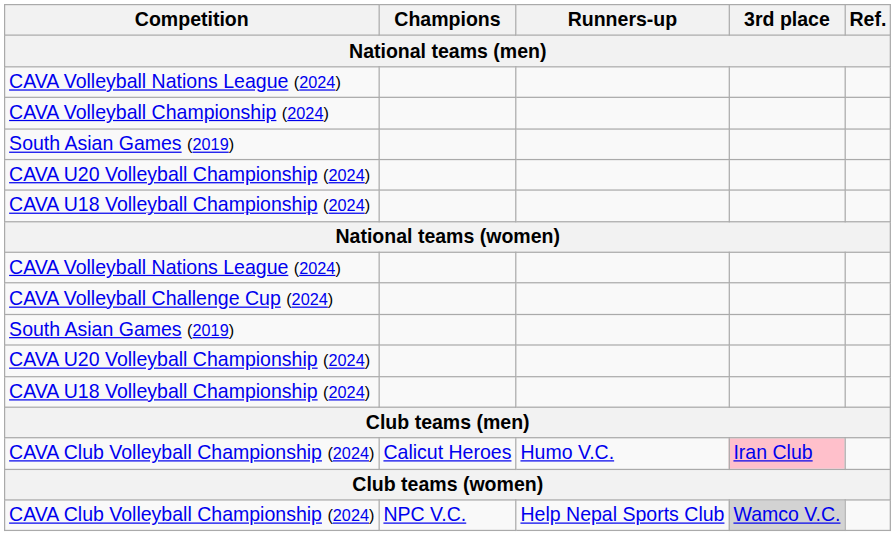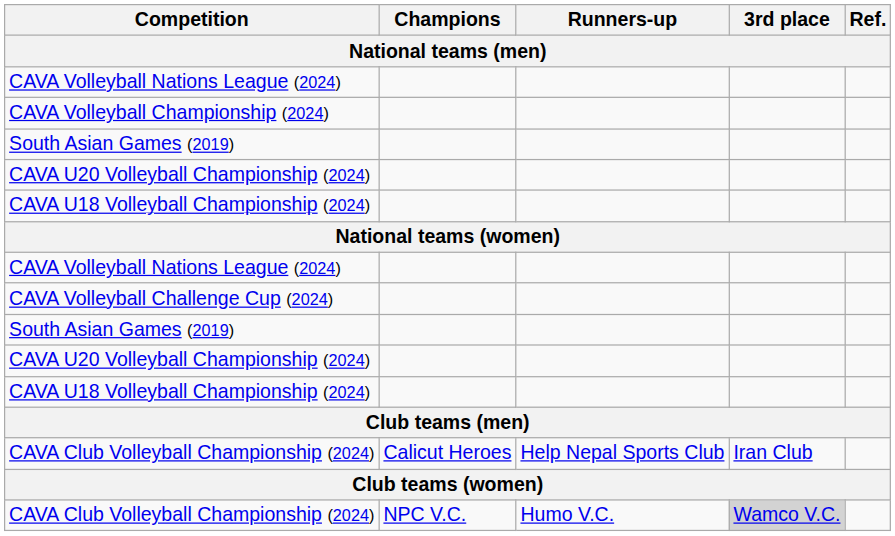(567, 453) Humo V.C. -> (622, 453) Help Nepal Sports Club
(773, 453) pink background -> (773, 453) no background
(622, 515) Help Nepal Sports Club -> (567, 515) Humo V.C.
